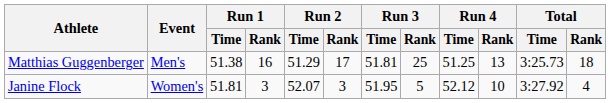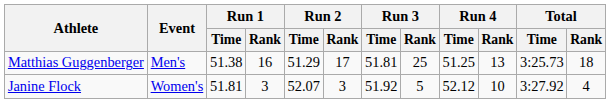(381, 86) 51.95 -> (381, 86) 51.92
